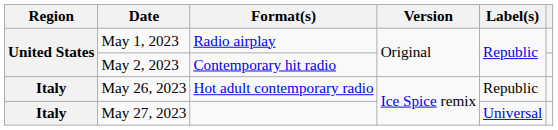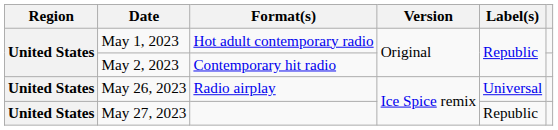(235, 40) Radio airplay -> (284, 40) Hot adult contemporary radio
(51, 88) Italy -> (51, 88) United States
(284, 88) Hot adult contemporary radio -> (235, 88) Radio airplay
(510, 88) Republic -> (513, 88) Universal
(51, 112) Italy -> (51, 112) United States
(513, 112) Universal -> (510, 112) Republic
